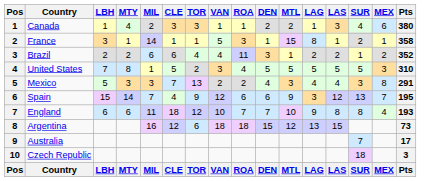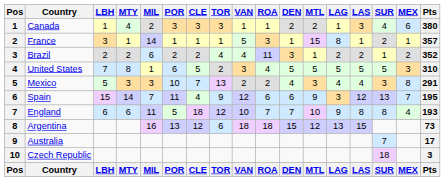+ column: (174, 11)
(406, 40) 358 -> (430, 40) 357
(174, 54) 6 -> (198, 54) 2
